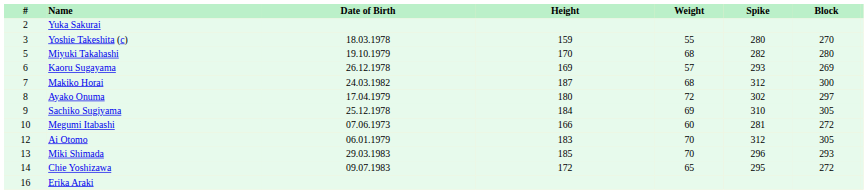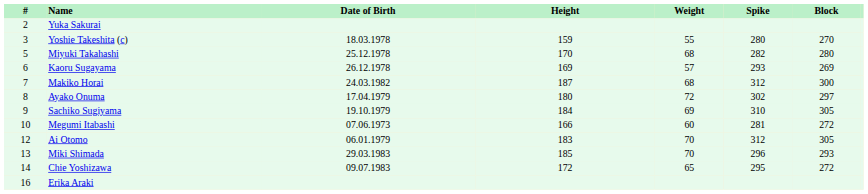(368, 54) 19.10.1979 -> (368, 54) 25.12.1978
(368, 111) 25.12.1978 -> (368, 111) 19.10.1979
